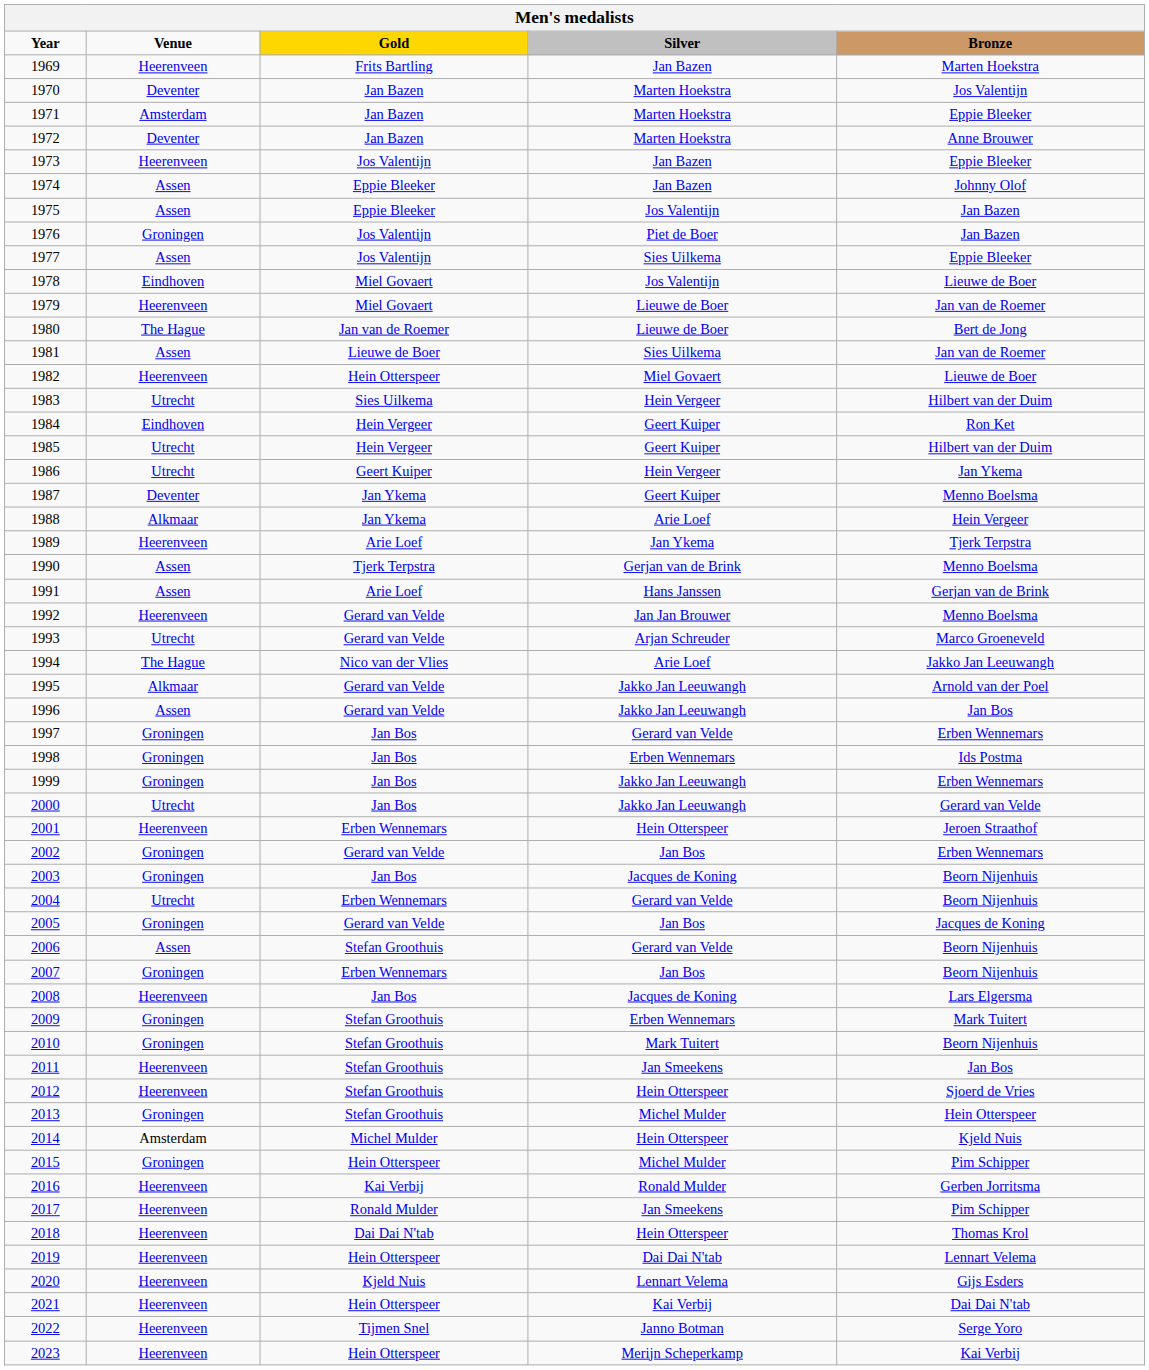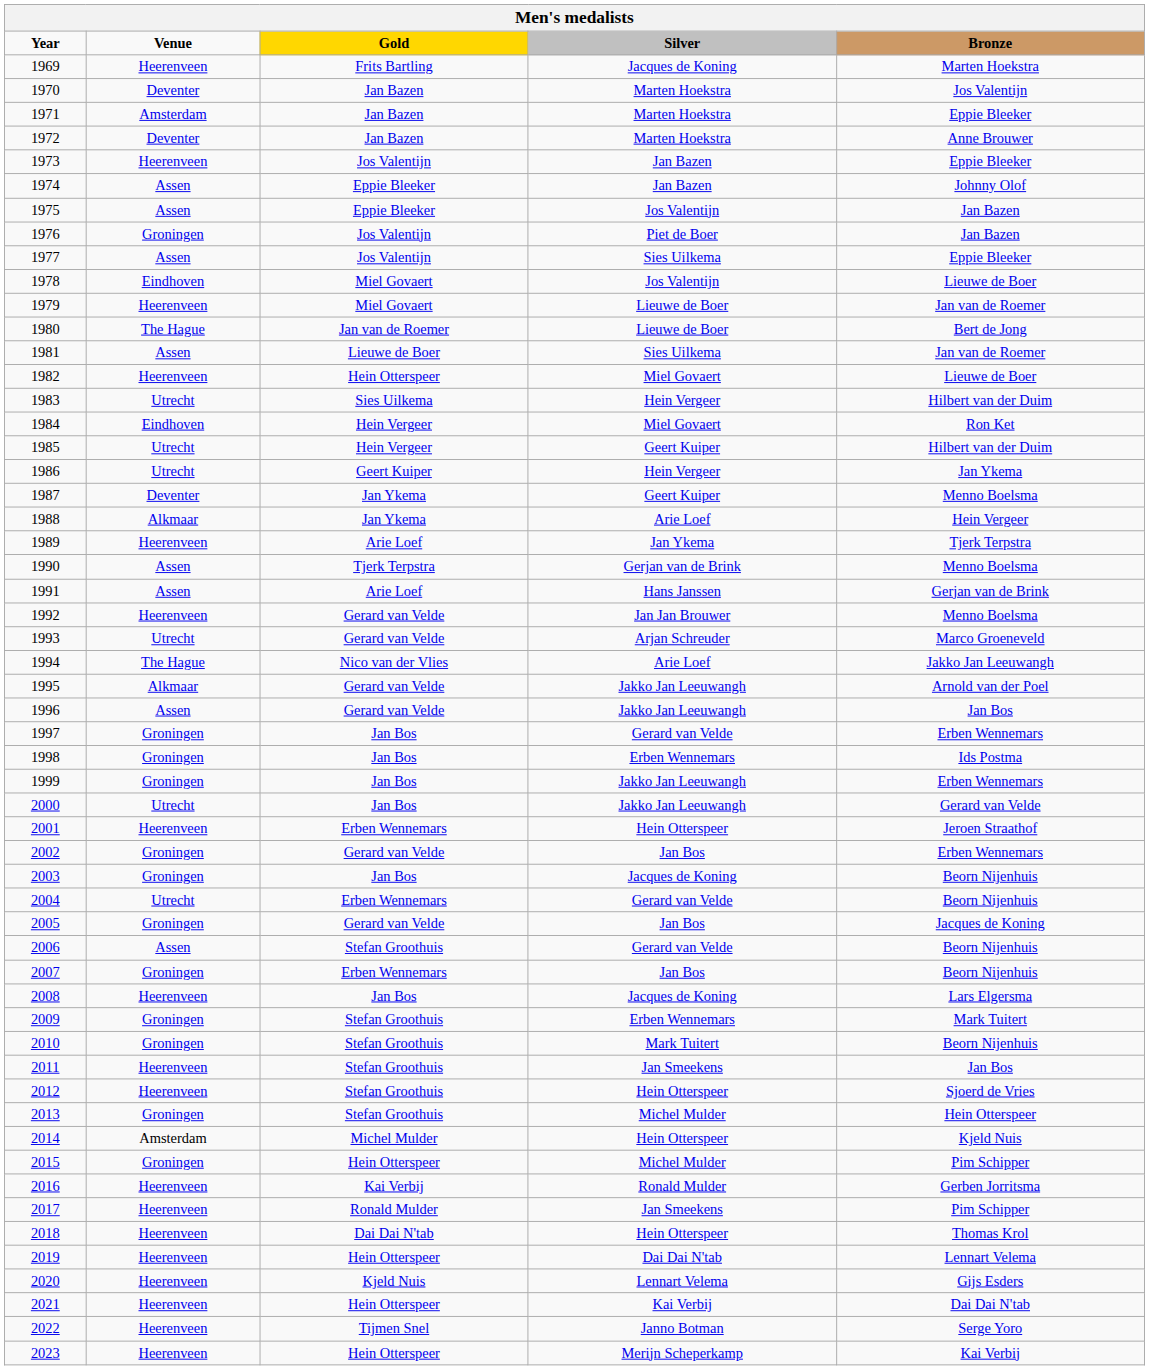(682, 67) Jan Bazen -> (682, 67) Jacques de Koning
(682, 424) Geert Kuiper -> (682, 424) Miel Govaert
